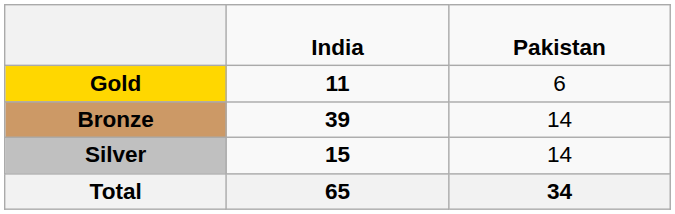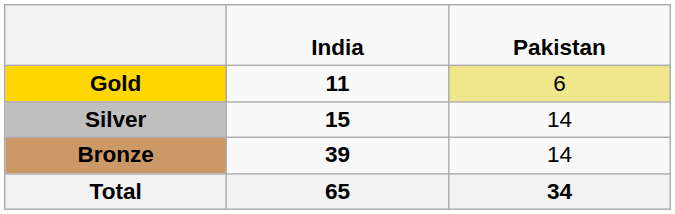(559, 83) no background -> (559, 83) khaki background
rows swapped: (116, 155) <-> (116, 119)
